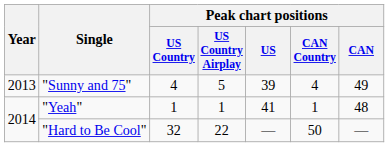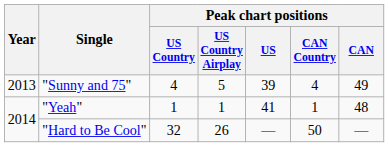(222, 130) 22 -> (222, 130) 26
